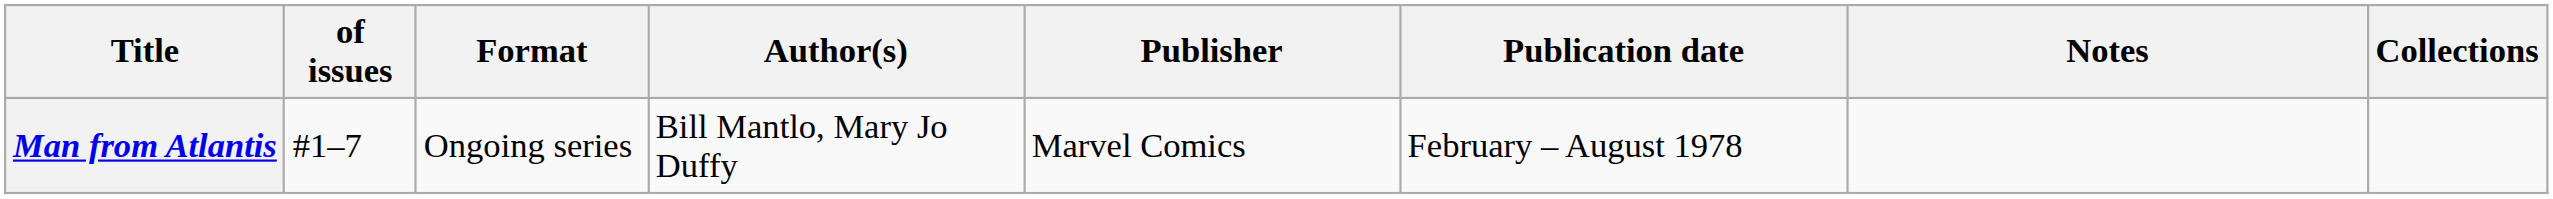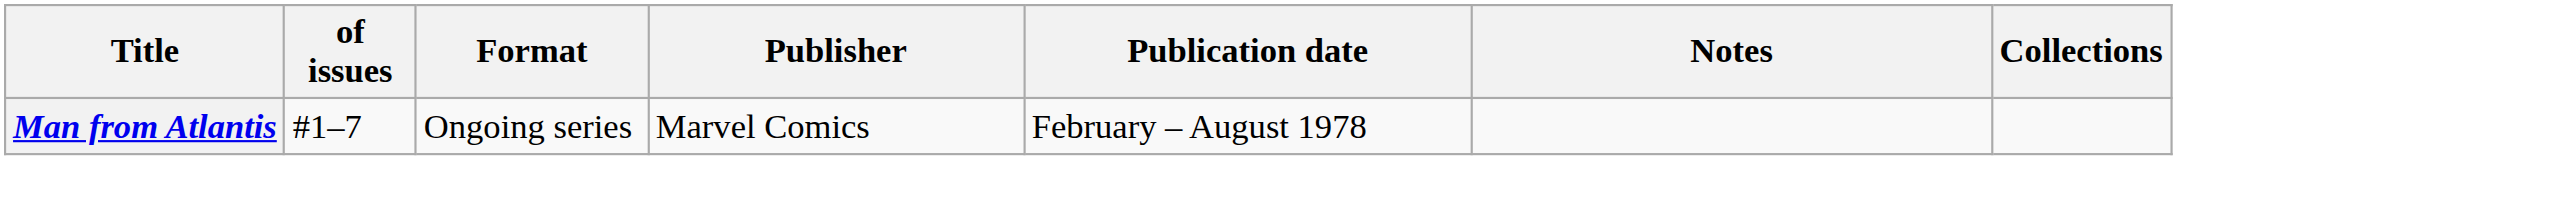- column: (836, 51)
